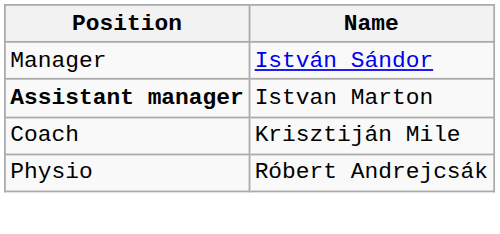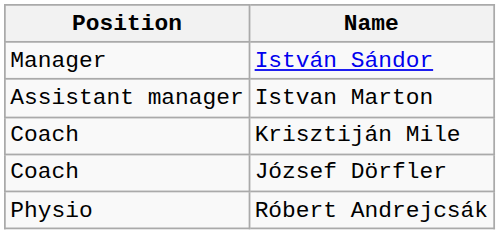(127, 98) bold -> (127, 98) normal
+ row: (351, 173)
